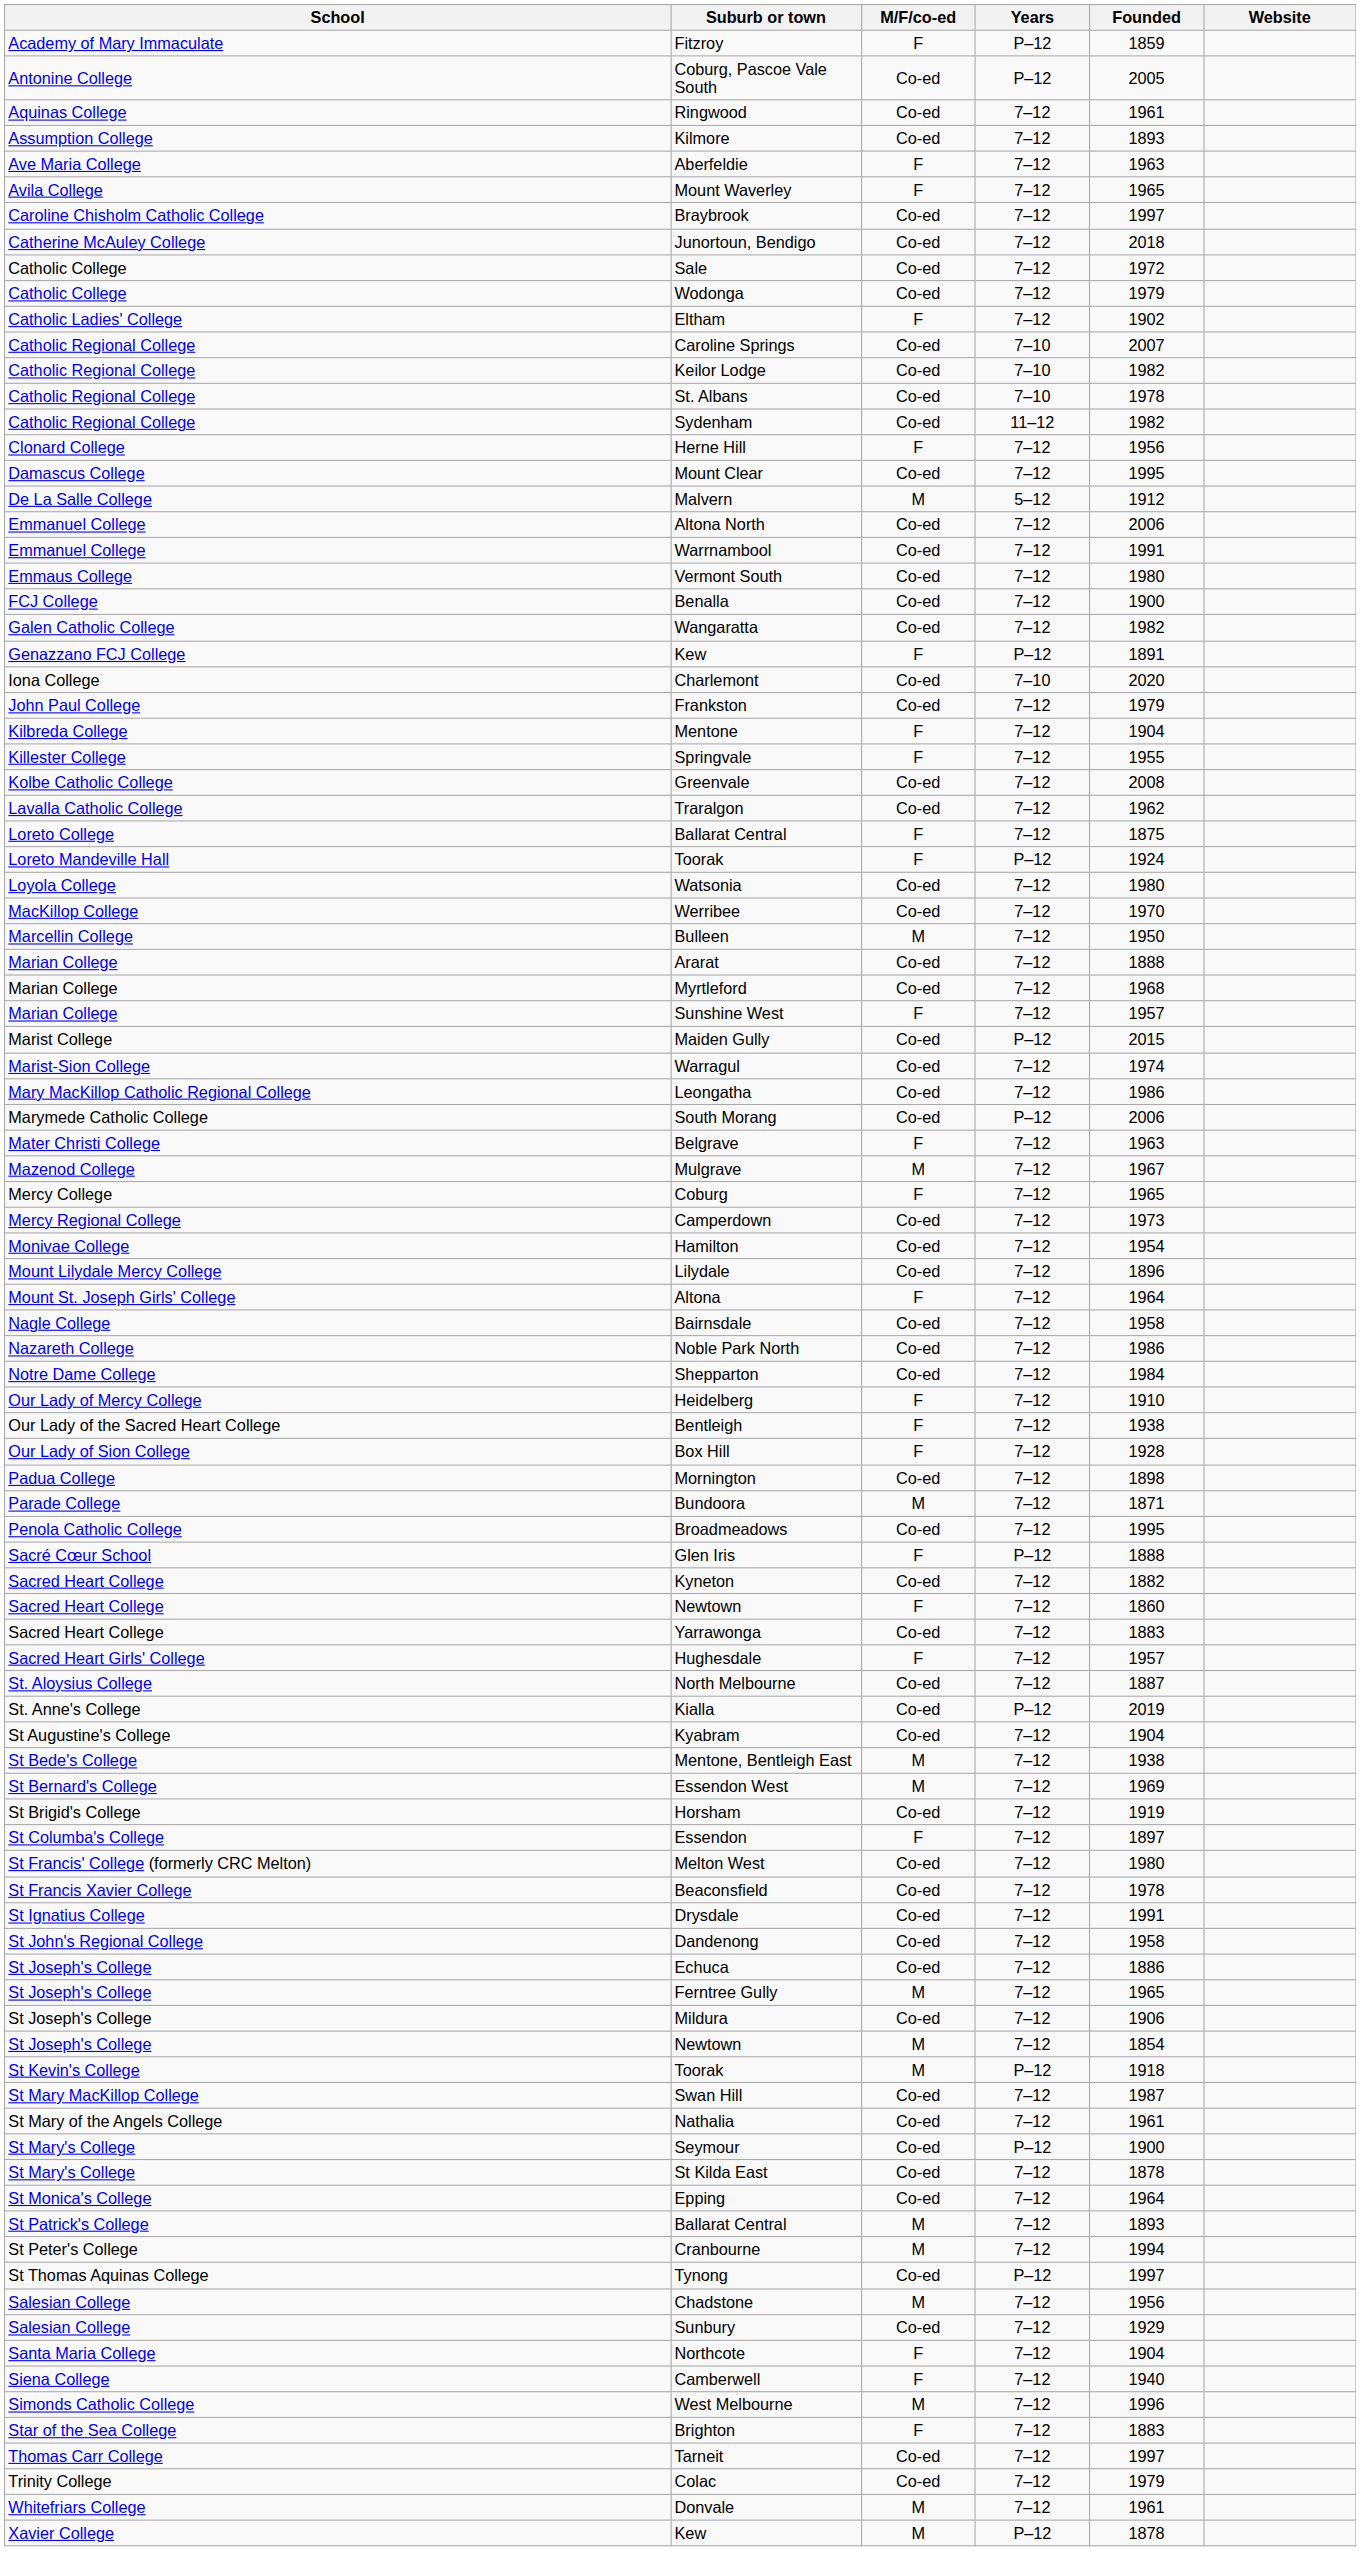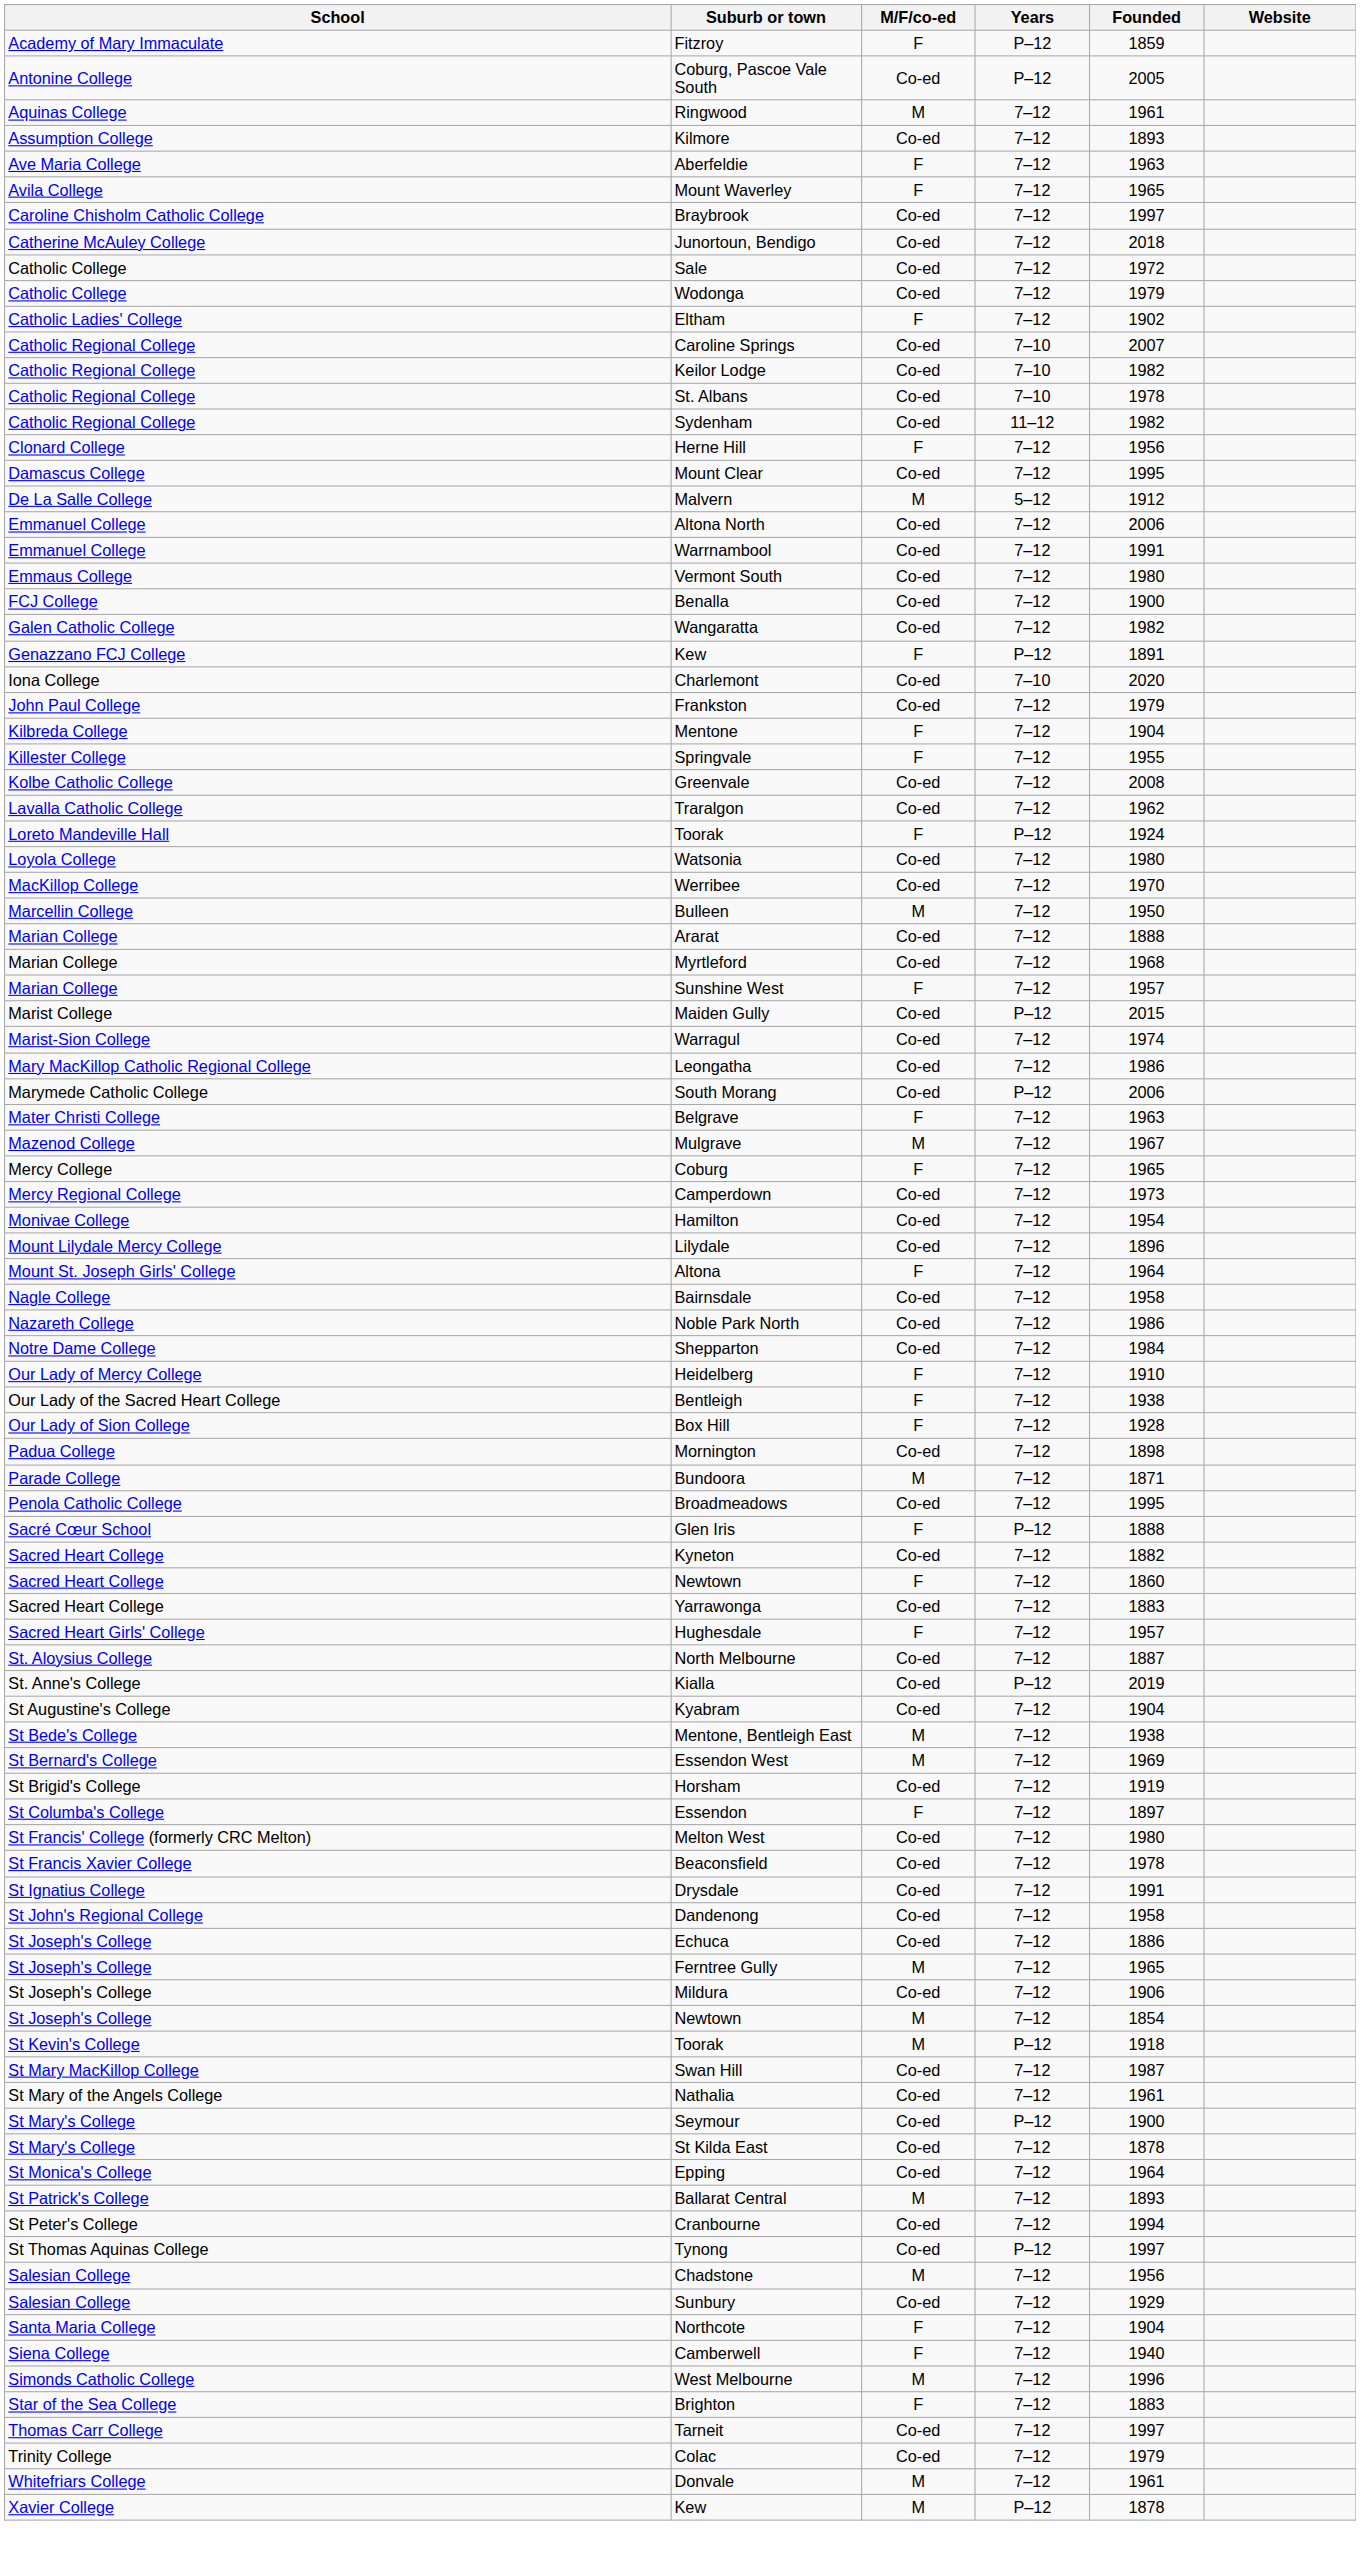(918, 113) Co-ed -> (918, 113) M
- row: (61, 834)
(918, 2250) M -> (918, 2224) Co-ed
